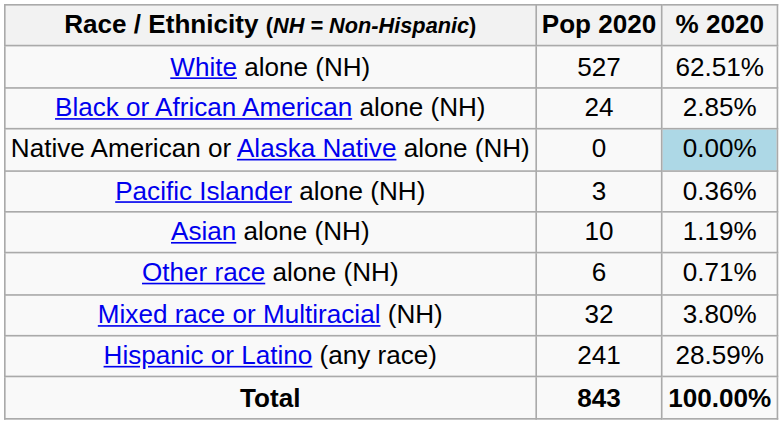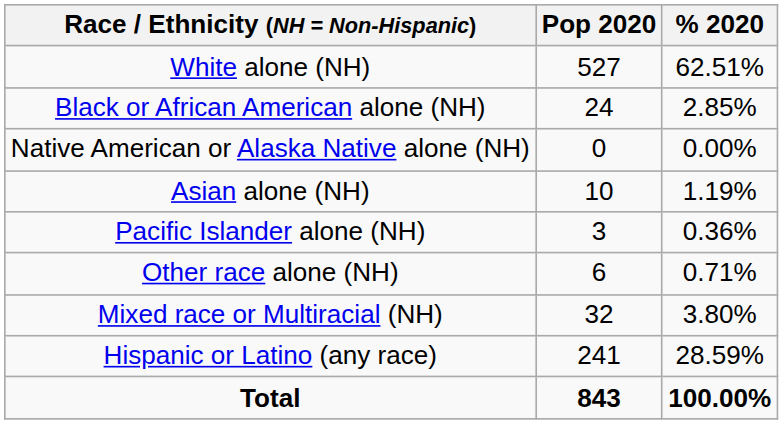(720, 149) lightblue background -> (720, 149) no background
rows swapped: (270, 231) <-> (270, 190)
